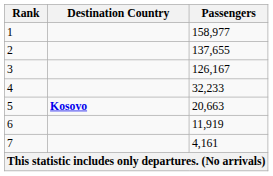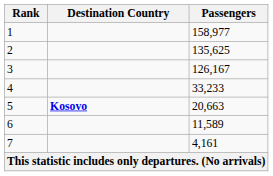(211, 50) 137,655 -> (211, 50) 135,625
(208, 87) 32,233 -> (208, 87) 33,233
(208, 124) 11,919 -> (208, 124) 11,589
